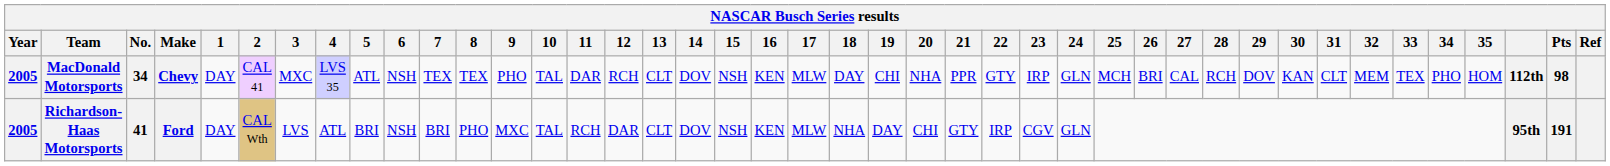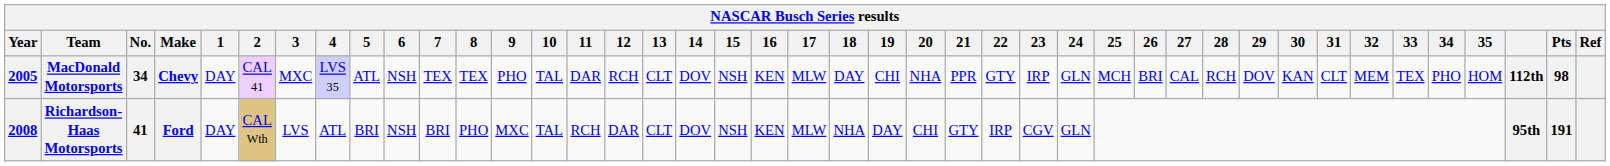(23, 129) 2005 -> (23, 129) 2008
